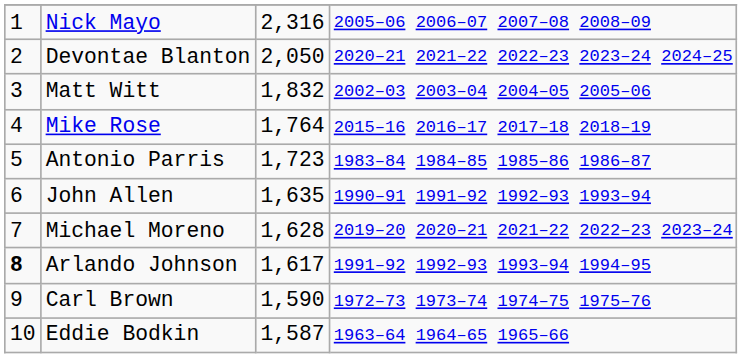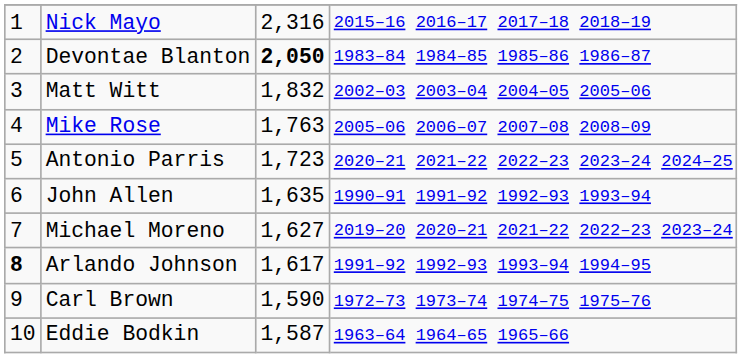(492, 22) 2005–06 2006–07 2007–08 2008–09 -> (492, 22) 2015–16 2016–17 2017–18 2018–19
(292, 57) normal -> (292, 57) bold
(533, 57) 2020–21 2021–22 2022–23 2023–24 2024–25 -> (492, 57) 1983–84 1984–85 1985–86 1986–87
(292, 126) 1,764 -> (292, 126) 1,763
(492, 126) 2015–16 2016–17 2017–18 2018–19 -> (492, 126) 2005–06 2006–07 2007–08 2008–09
(492, 161) 1983–84 1984–85 1985–86 1986–87 -> (533, 161) 2020–21 2021–22 2022–23 2023–24 2024–25
(292, 231) 1,628 -> (292, 231) 1,627
